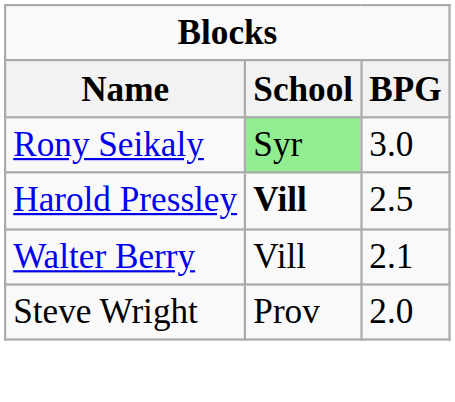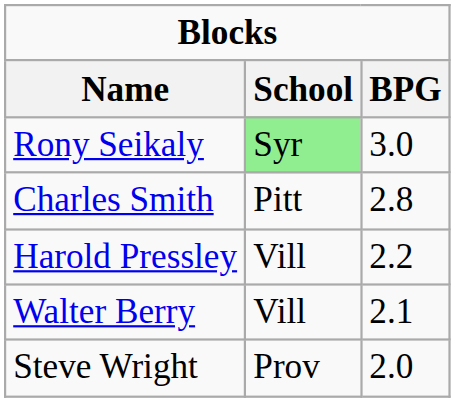+ row: (113, 199)
(280, 199) bold -> (280, 255) normal
(391, 199) 2.5 -> (391, 255) 2.2
